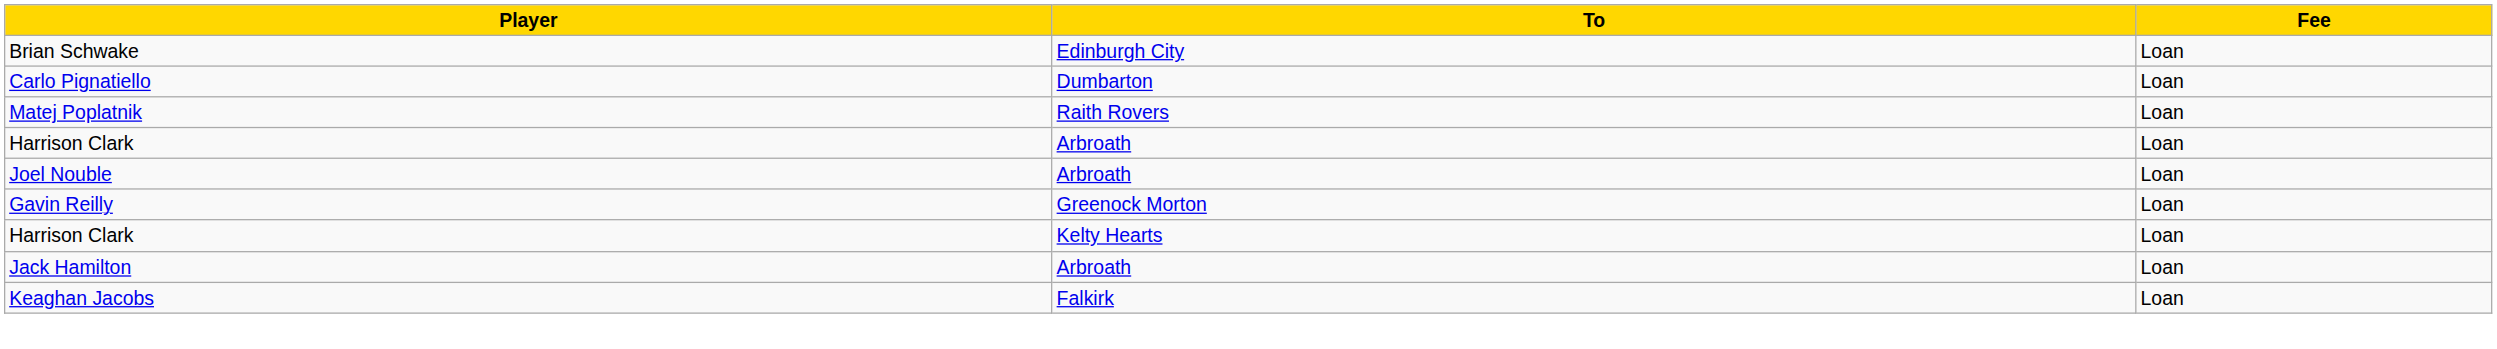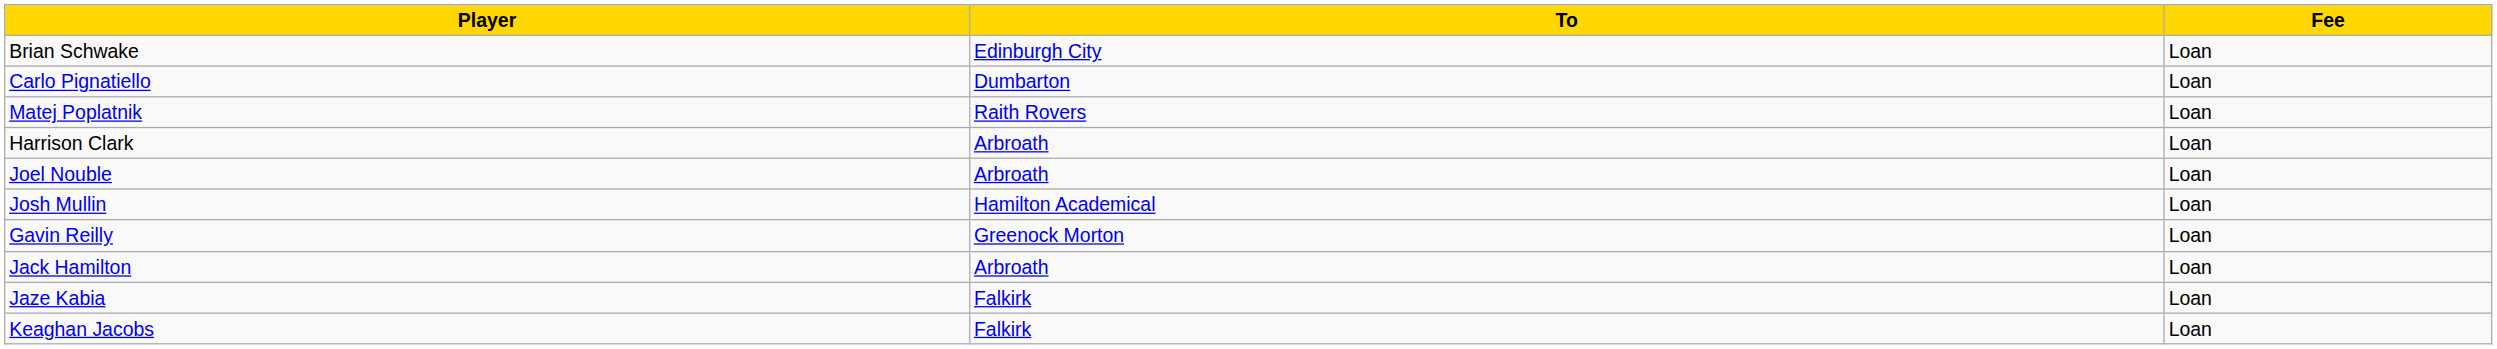+ row: (58, 205)
- row: (71, 236)
+ row: (57, 297)
